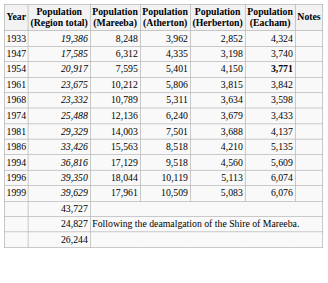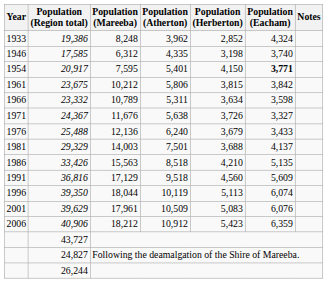(16, 54) 1947 -> (16, 54) 1946
(16, 100) 1968 -> (16, 100) 1966
+ row: (74, 116)
(16, 116) 1974 -> (16, 131) 1976
(16, 162) 1994 -> (16, 178) 1991
(16, 193) 1999 -> (16, 208) 2001
+ row: (74, 224)
